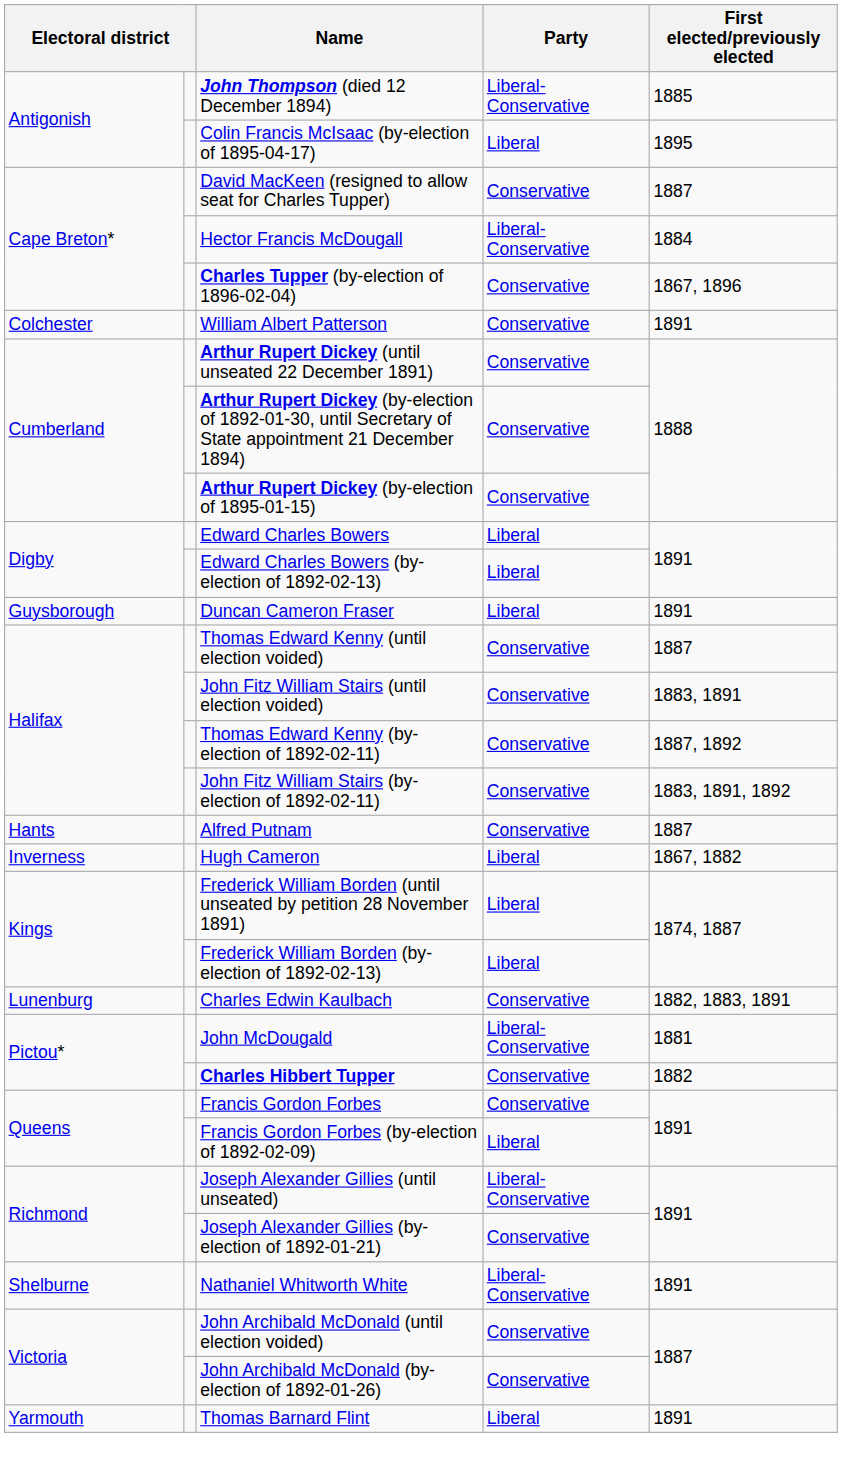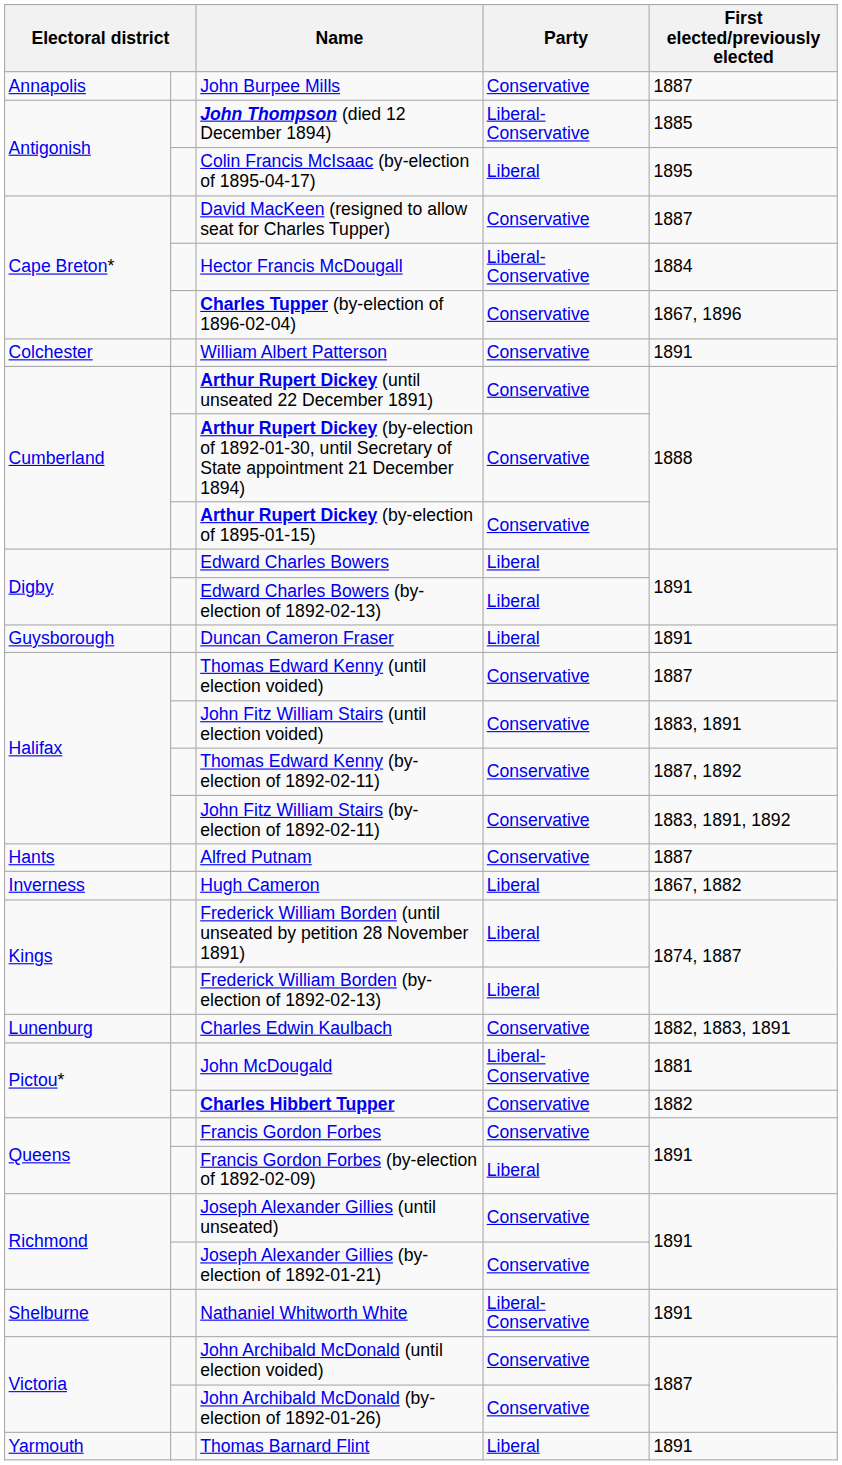+ row: (270, 85)
(538, 1189) Liberal-Conservative -> (538, 1217) Conservative
